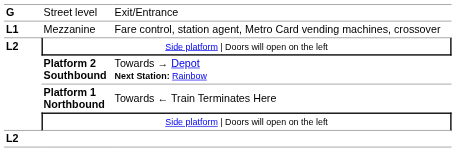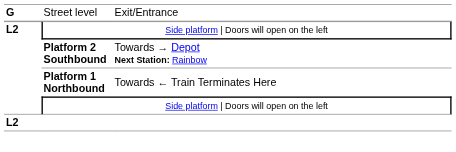- row: (69, 29)
